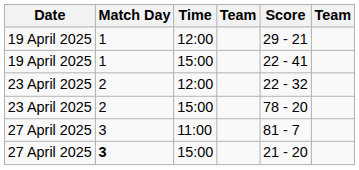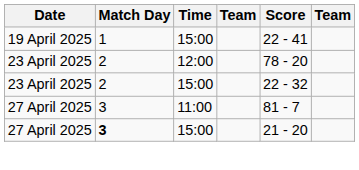- row: (50, 38)
(285, 84) 22 - 32 -> (285, 61) 78 - 20
(285, 107) 78 - 20 -> (285, 84) 22 - 32
